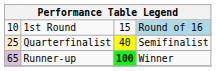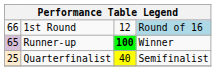(13, 28) 10 -> (13, 28) 66
(125, 28) 15 -> (125, 28) 12
rows swapped: (67, 43) <-> (50, 58)
